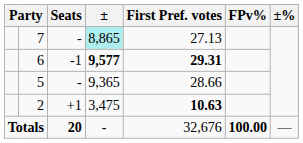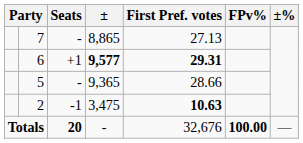(104, 37) paleturquoise background -> (104, 37) no background
(76, 60) -1 -> (74, 60) +1
(74, 104) +1 -> (76, 104) -1
